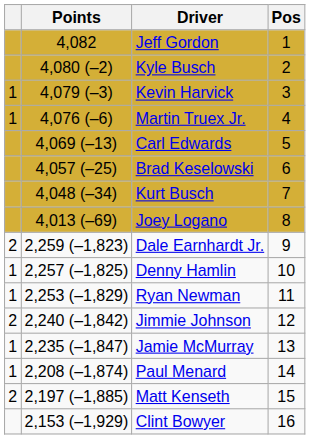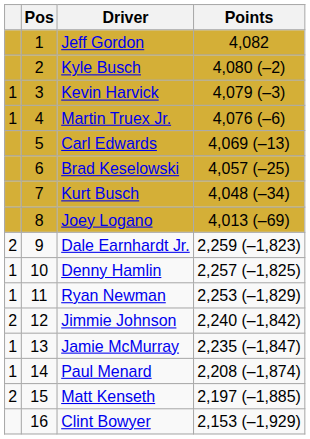columns swapped: (286, 17) <-> (76, 17)
